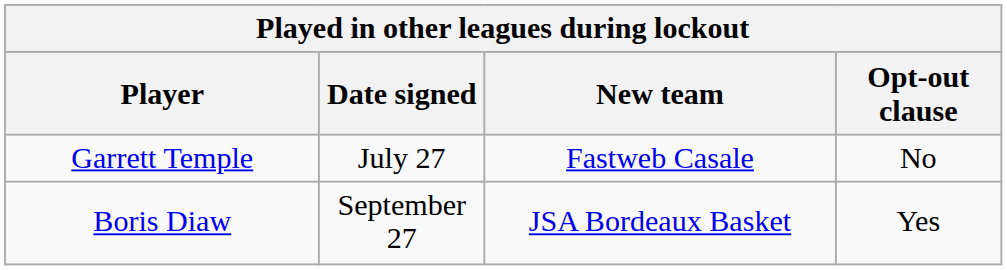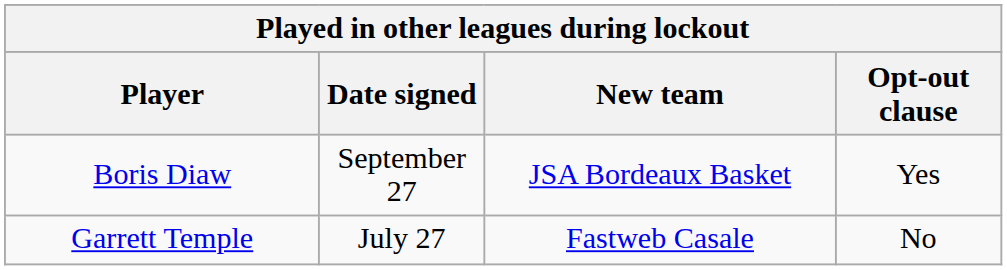rows swapped: (162, 157) <-> (162, 222)
